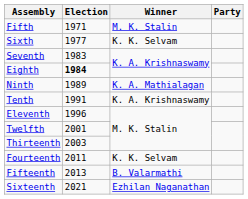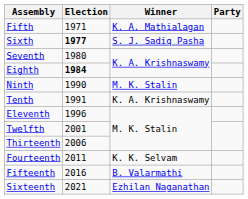(145, 26) M. K. Stalin -> (158, 26) K. A. Mathialagan
(76, 41) normal -> (76, 41) bold
(145, 41) K. K. Selvam -> (158, 41) S. J. Sadiq Pasha
(76, 56) 1983 -> (76, 56) 1980
(76, 85) 1989 -> (76, 85) 1990
(158, 85) K. A. Mathialagan -> (145, 85) M. K. Stalin
(76, 143) 2003 -> (76, 143) 2006
(76, 172) 2013 -> (76, 172) 2016
